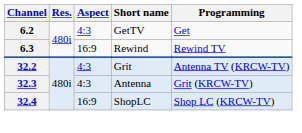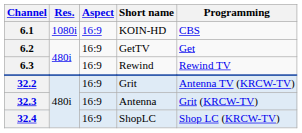+ row: (27, 30)
(84, 30) 4:3 -> (92, 48) 16:9
(84, 66) 4:3 -> (92, 83) 16:9
(84, 83) 4:3 -> (92, 101) 16:9
